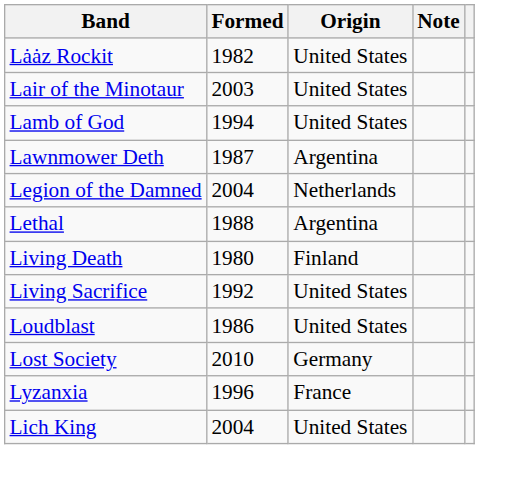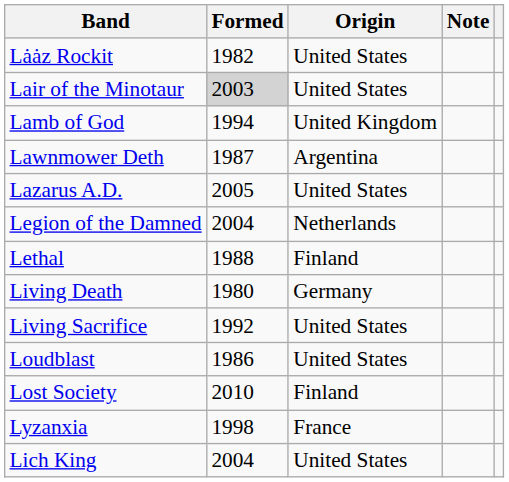(233, 88) no background -> (233, 88) lightgrey background
(350, 122) United States -> (365, 122) United Kingdom
+ row: (66, 190)
(336, 223) Argentina -> (326, 257) Finland
(326, 257) Finland -> (333, 291) Germany
(333, 358) Germany -> (326, 392) Finland
(233, 392) 1996 -> (233, 426) 1998
